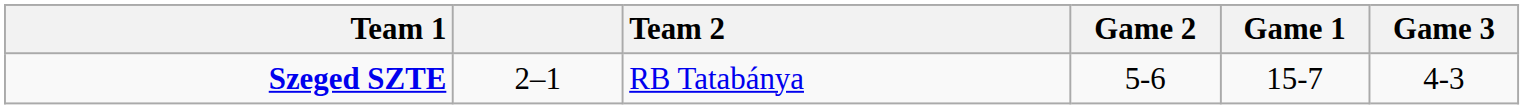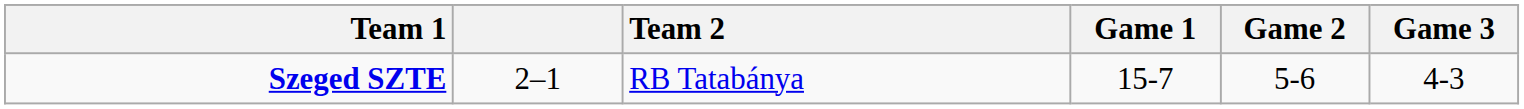columns swapped: (1295, 28) <-> (1145, 28)
